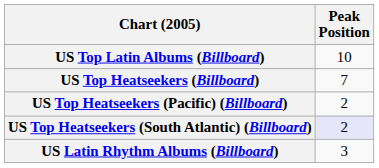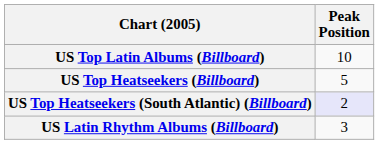(344, 80) 7 -> (344, 80) 5
- row: (160, 103)
